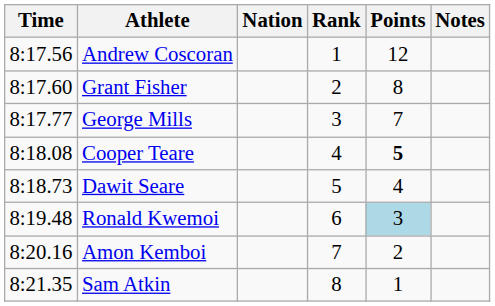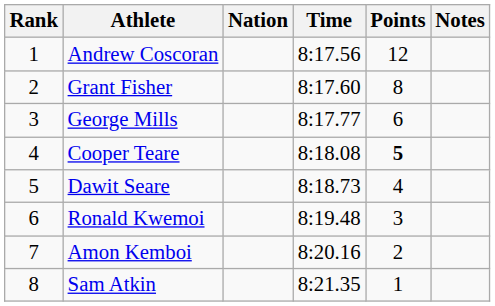columns swapped: (336, 20) <-> (41, 20)
(398, 119) 7 -> (398, 119) 6
(398, 218) lightblue background -> (398, 218) no background
